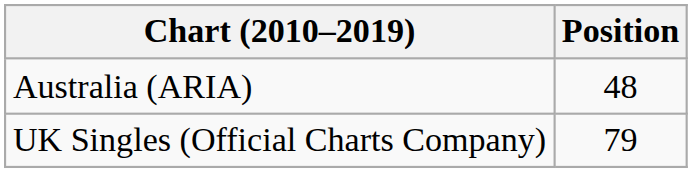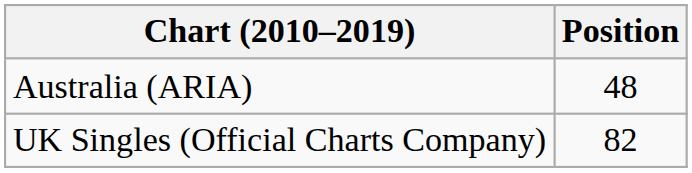(621, 139) 79 -> (621, 139) 82
